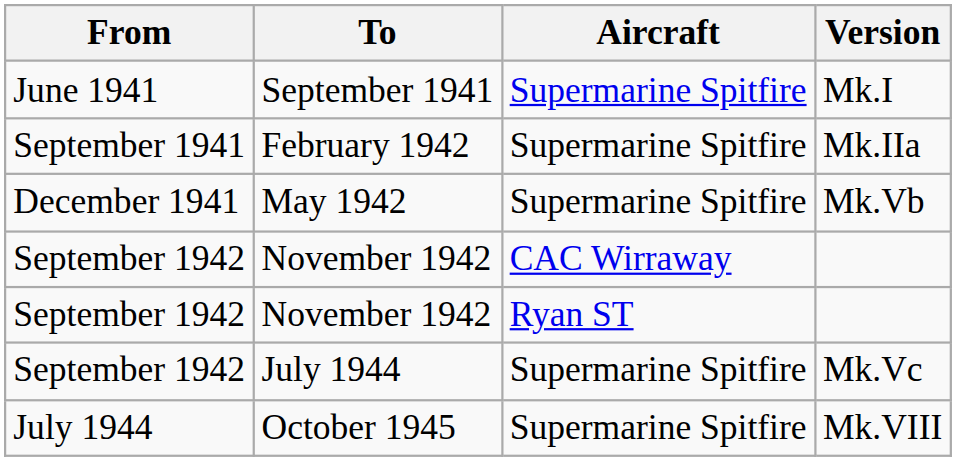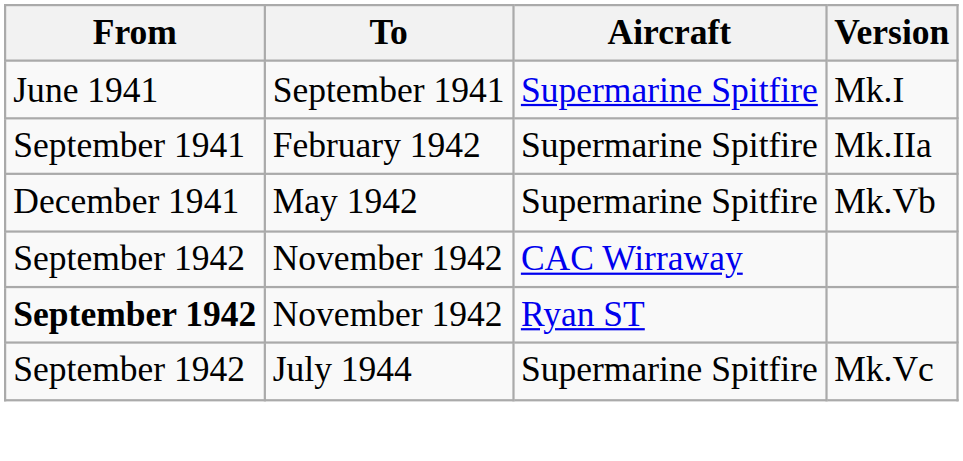(129, 314) normal -> (135, 314) bold
- row: (359, 426)
